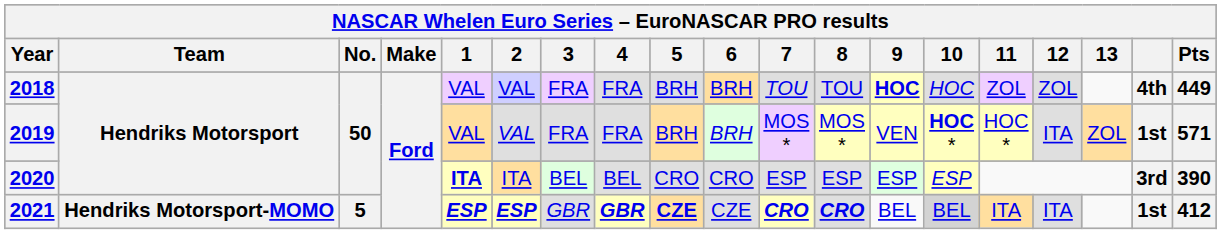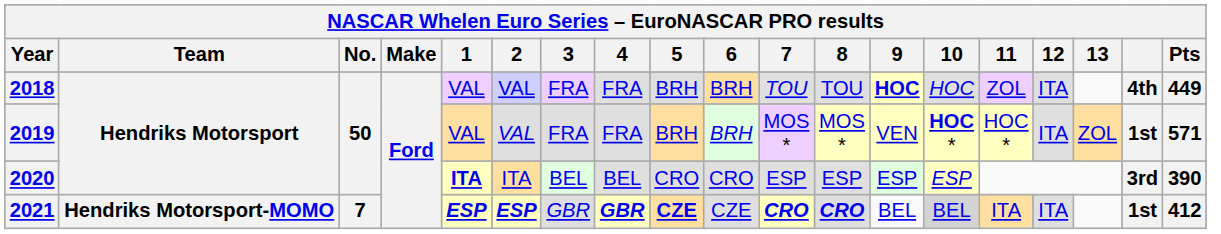(1058, 88) ZOL -> (1053, 88) ITA
(360, 211) 5 -> (360, 211) 7
